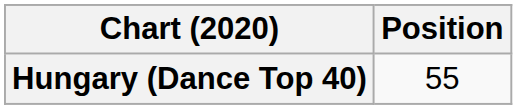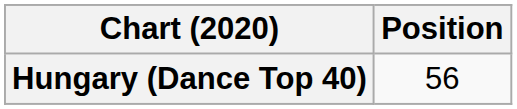(442, 78) 55 -> (442, 78) 56
